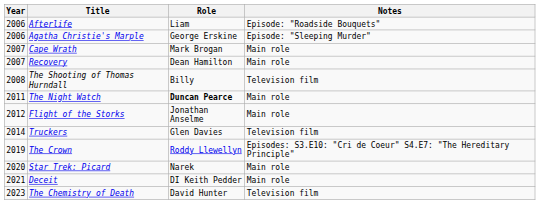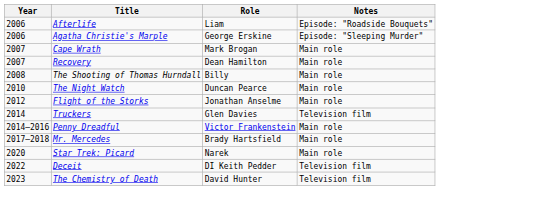(282, 80) Television film -> (321, 75) Main role
(16, 97) 2011 -> (16, 88) 2010
(201, 97) bold -> (236, 88) normal
+ row: (86, 127)
+ row: (82, 140)
- row: (51, 150)
(16, 180) 2021 -> (16, 166) 2022
(268, 180) Main role -> (335, 166) Television film
